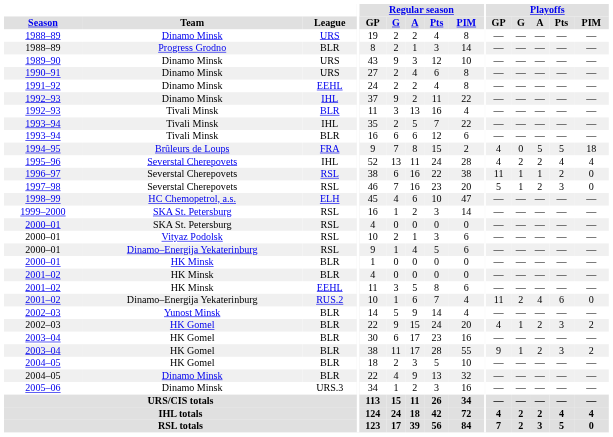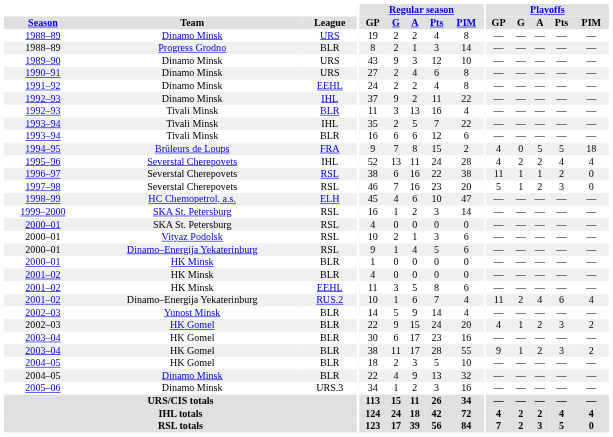(591, 300) 0 -> (591, 300) 4
